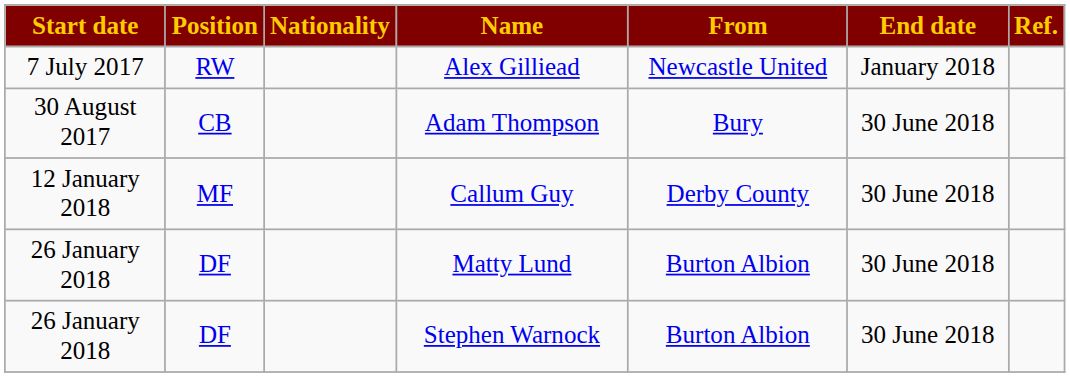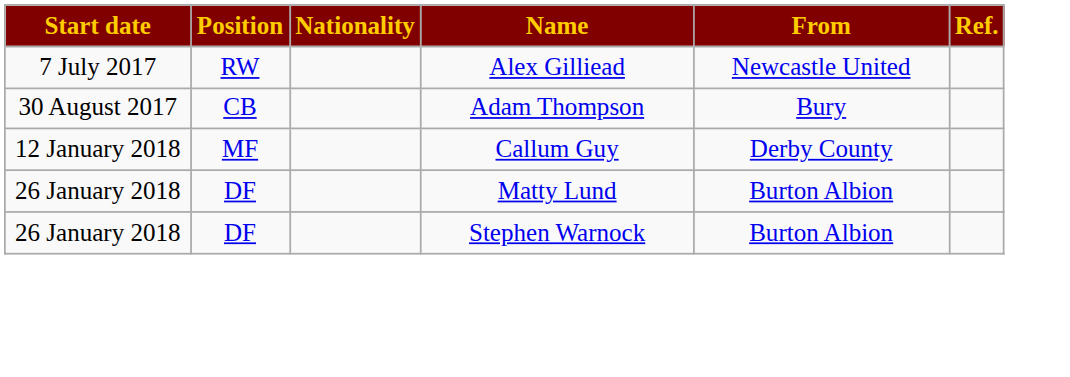- column: (928, 25)
